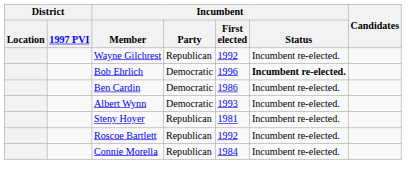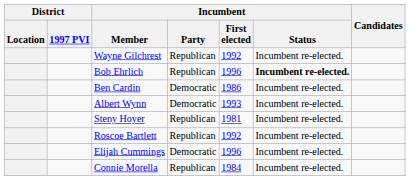(189, 71) Democratic -> (193, 71) Republican
+ row: (129, 151)
